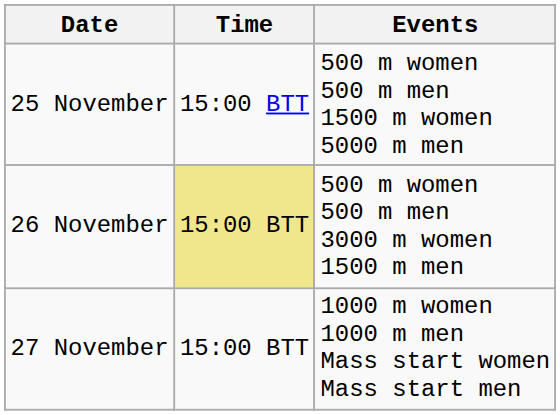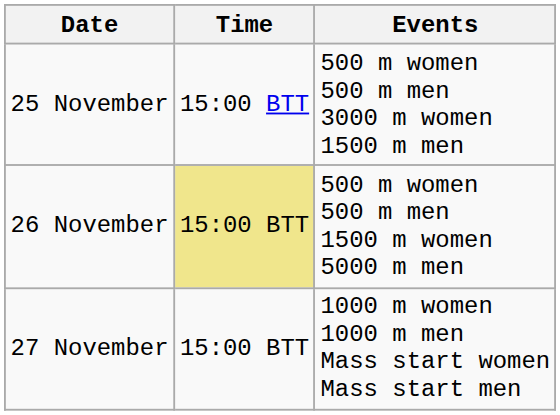(407, 105) 500 m women 500 m men 1500 m women 5000 m men -> (407, 105) 500 m women 500 m men 3000 m women 1500 m men
(407, 227) 500 m women 500 m men 3000 m women 1500 m men -> (407, 227) 500 m women 500 m men 1500 m women 5000 m men
